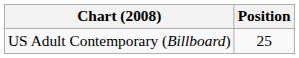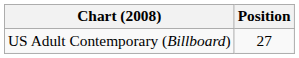(264, 41) 25 -> (264, 41) 27
